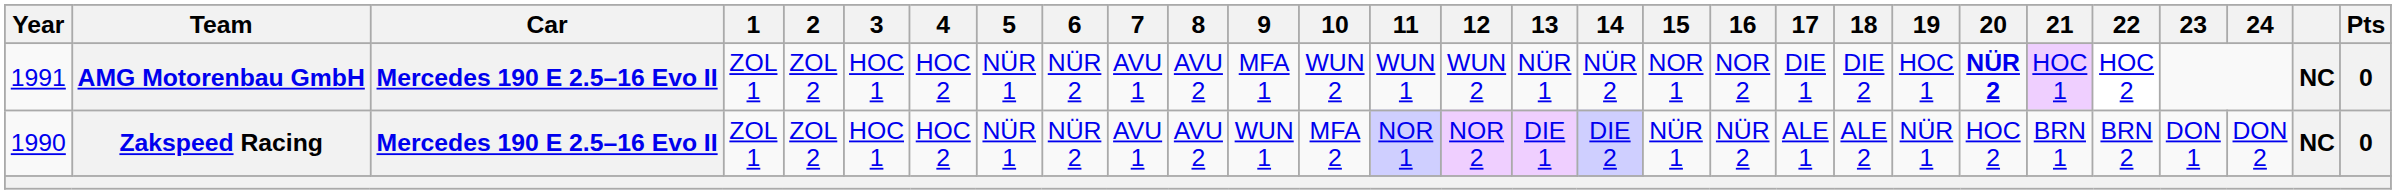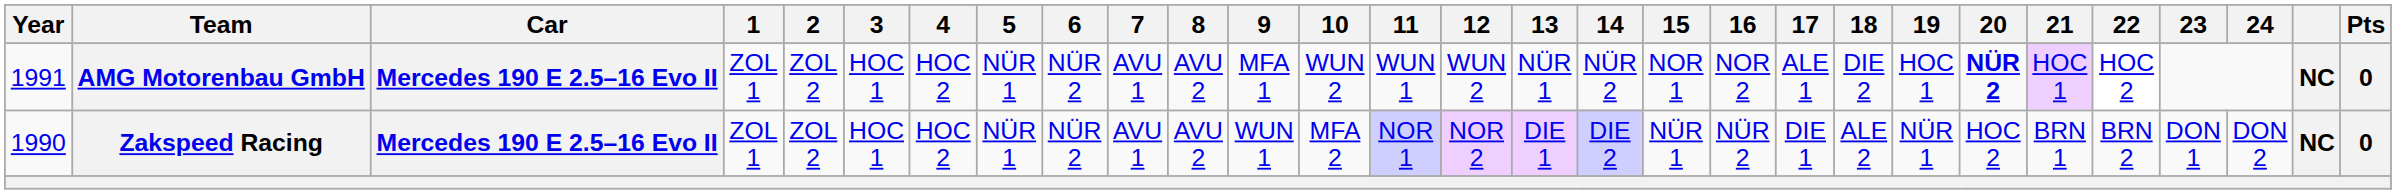(1805, 77) DIE 1 -> (1805, 77) ALE 1
(1805, 143) ALE 1 -> (1805, 143) DIE 1
